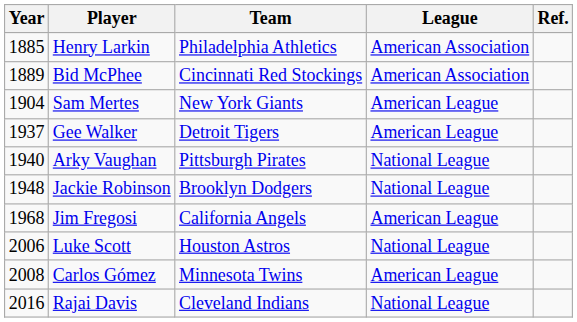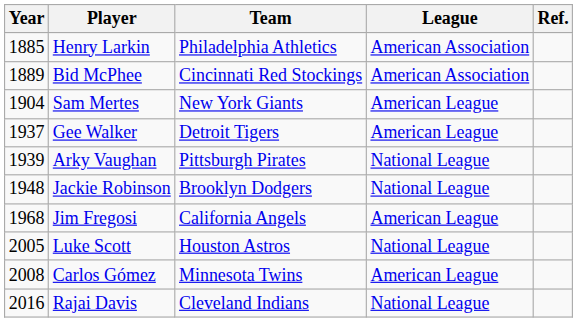(27, 160) 1940 -> (27, 160) 1939
(27, 246) 2006 -> (27, 246) 2005
